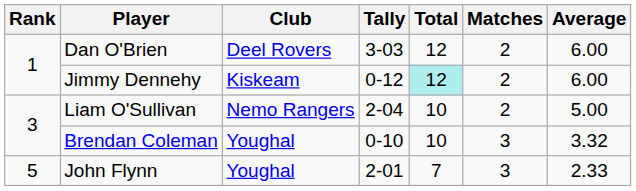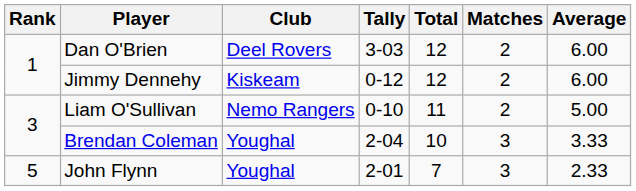(436, 79) paleturquoise background -> (436, 79) no background
(384, 110) 2-04 -> (384, 110) 0-10
(436, 110) 10 -> (436, 110) 11
(384, 140) 0-10 -> (384, 140) 2-04
(589, 140) 3.32 -> (589, 140) 3.33
